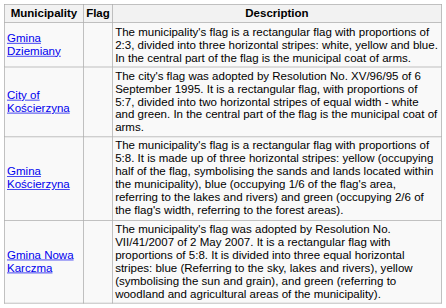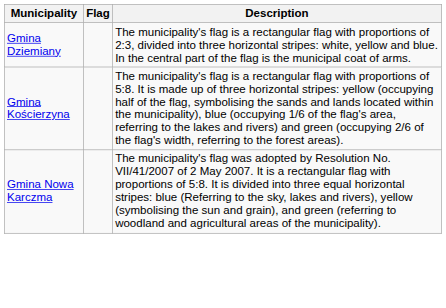- row: (38, 102)
